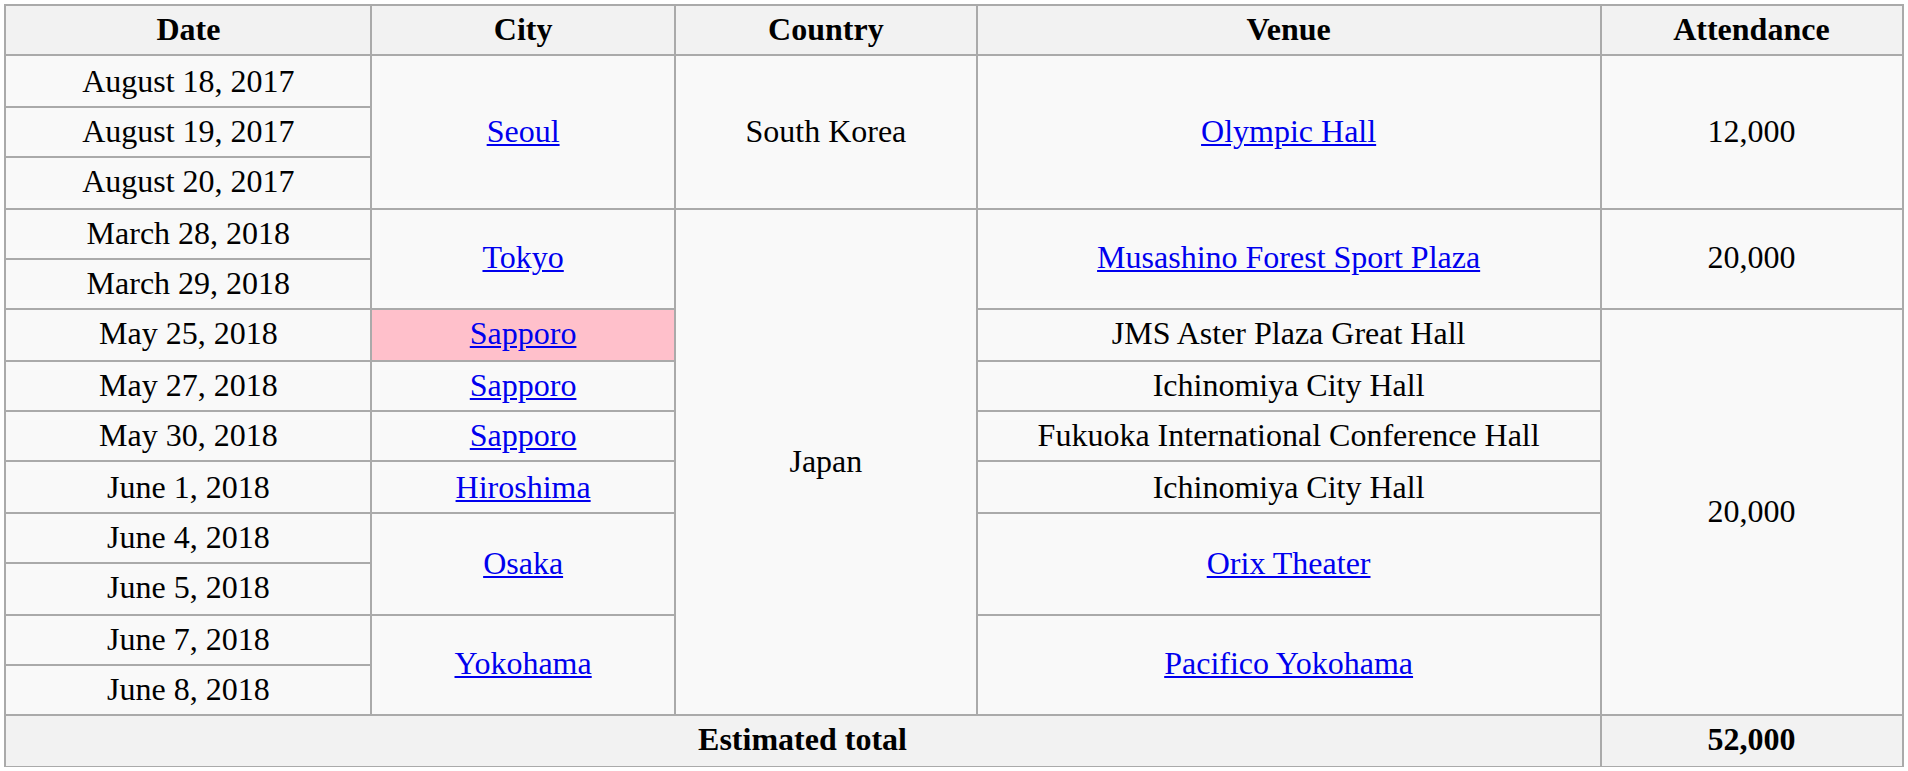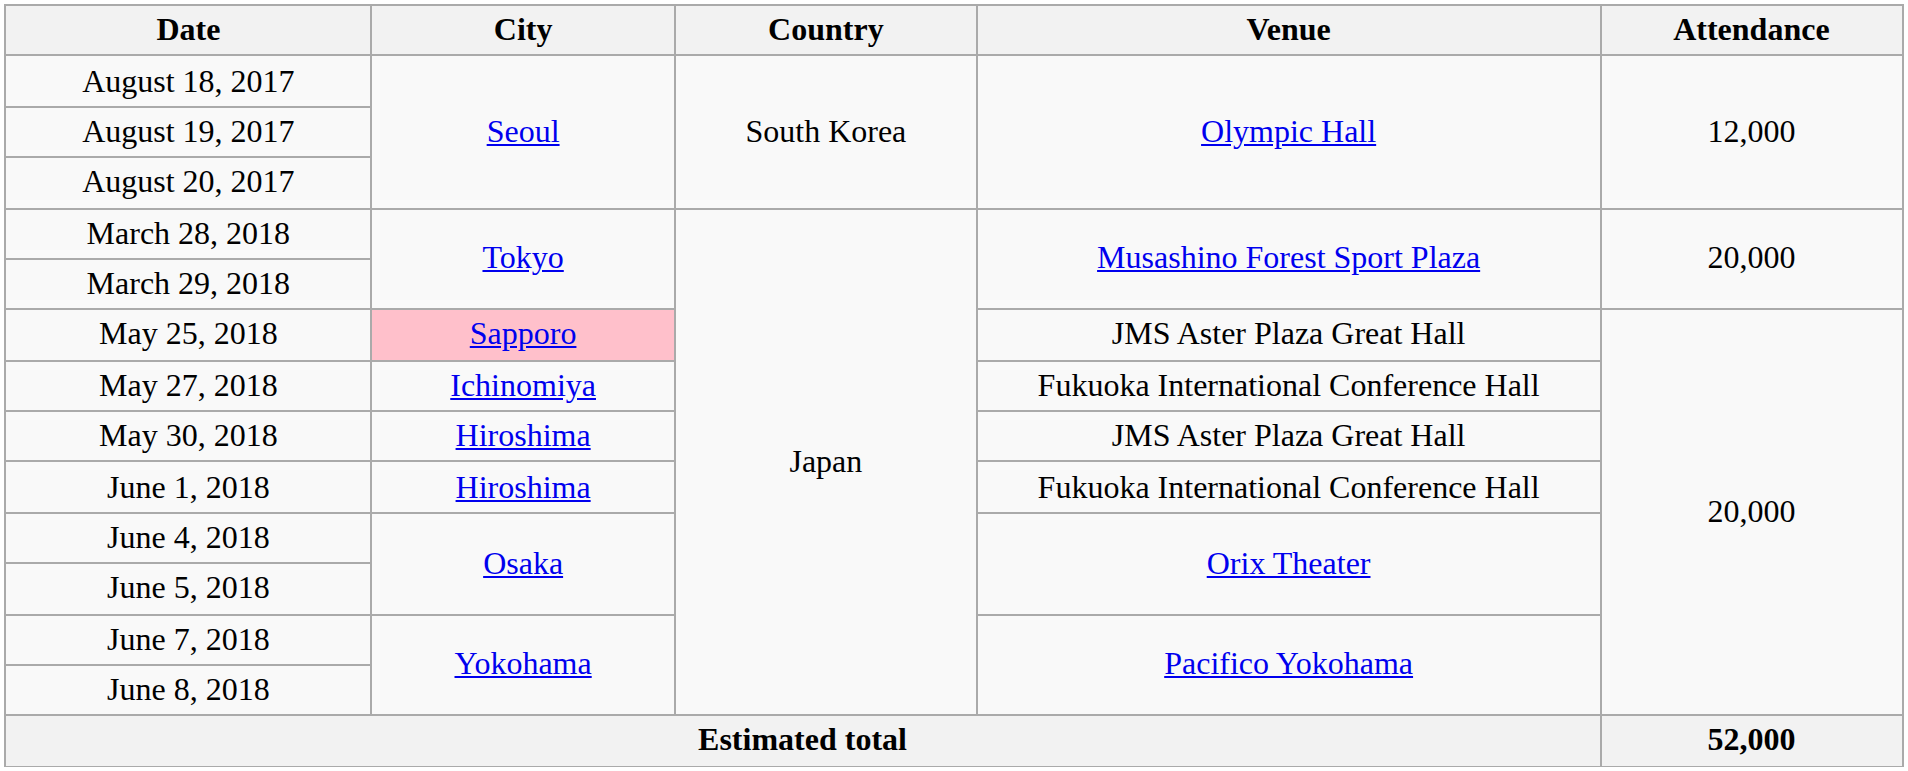(523, 385) Sapporo -> (523, 385) Ichinomiya
(1289, 385) Ichinomiya City Hall -> (1289, 385) Fukuoka International Conference Hall
(523, 435) Sapporo -> (523, 435) Hiroshima
(1289, 435) Fukuoka International Conference Hall -> (1289, 435) JMS Aster Plaza Great Hall
(1289, 486) Ichinomiya City Hall -> (1289, 486) Fukuoka International Conference Hall
